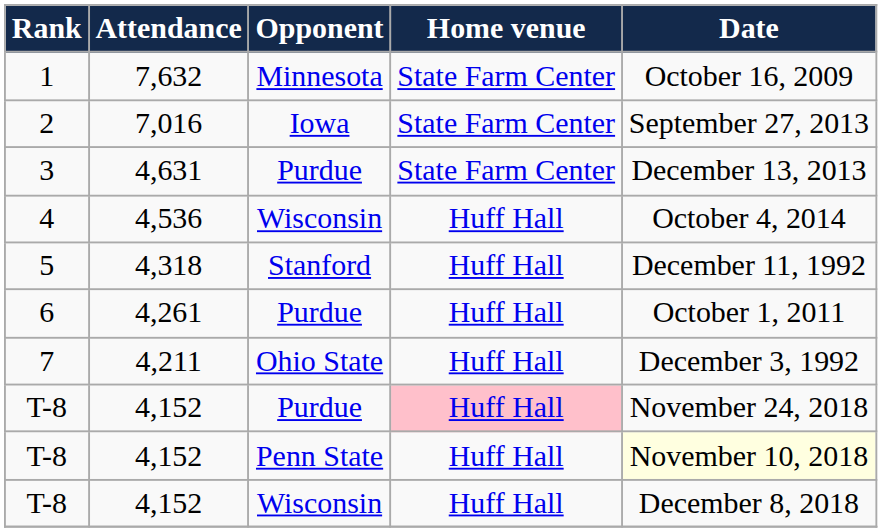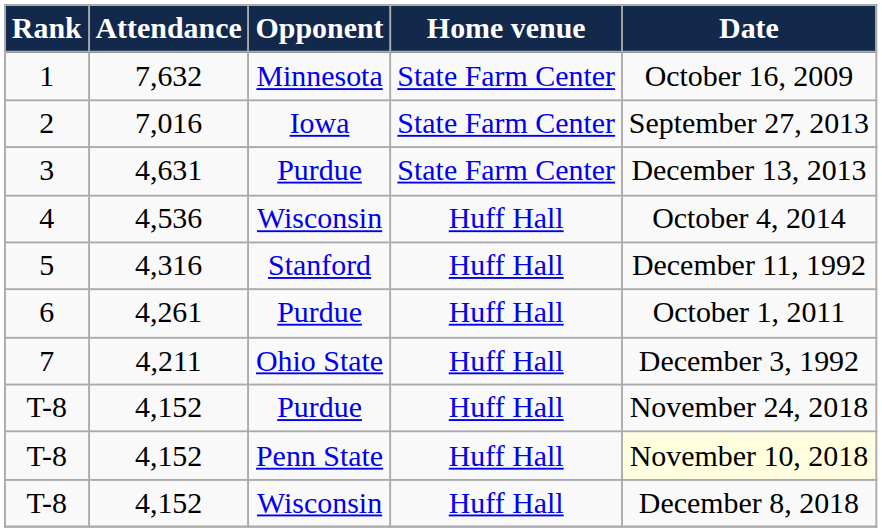(169, 265) 4,318 -> (169, 265) 4,316
(506, 407) pink background -> (506, 407) no background
